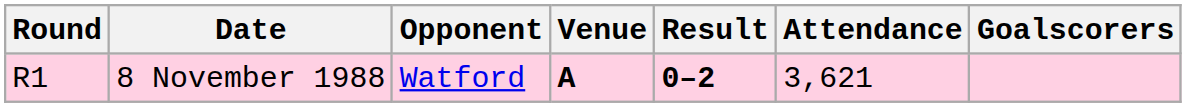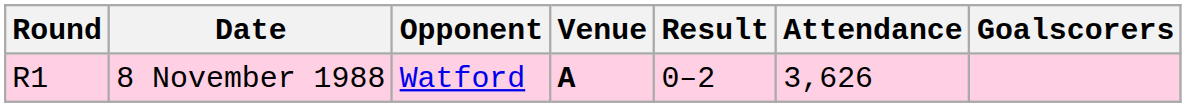(688, 78) bold -> (688, 78) normal
(828, 78) 3,621 -> (828, 78) 3,626
